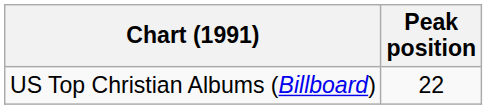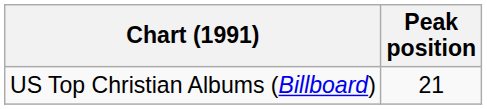(431, 85) 22 -> (431, 85) 21
